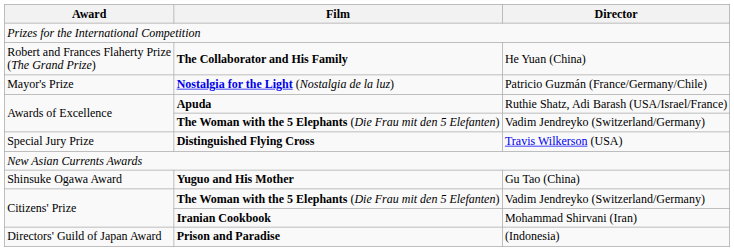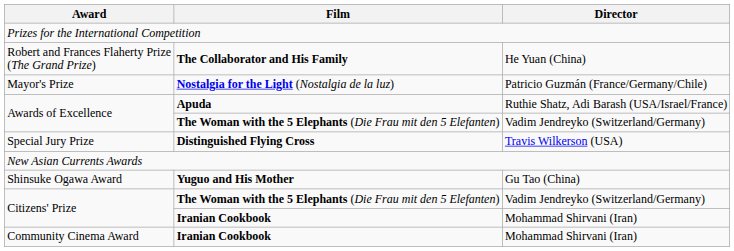+ row: (73, 236)
- row: (84, 236)
